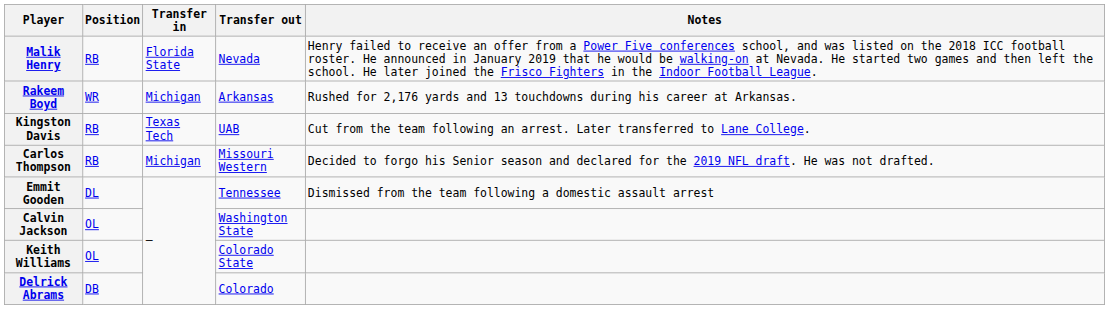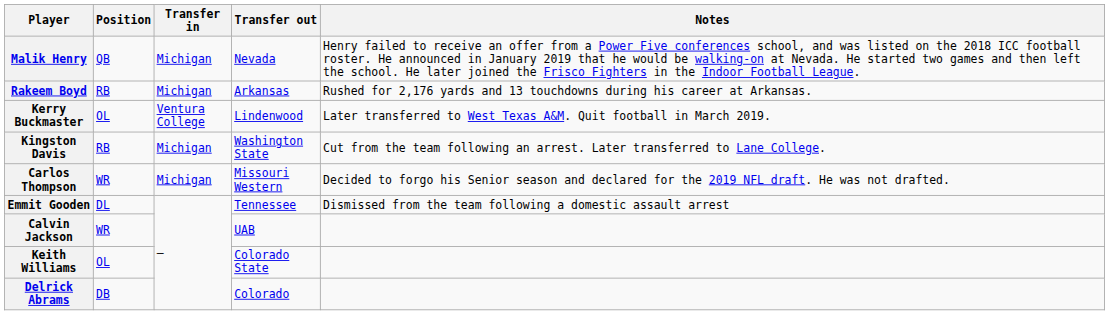(92, 59) RB -> (103, 59) QB
(170, 59) Florida State -> (184, 59) Michigan
(92, 97) WR -> (103, 91) RB
+ row: (49, 116)
(163, 129) Texas Tech -> (184, 148) Michigan
(229, 129) UAB -> (269, 148) Washington State
(92, 161) RB -> (103, 180) WR
(92, 225) OL -> (103, 230) WR
(253, 225) Washington State -> (245, 230) UAB
